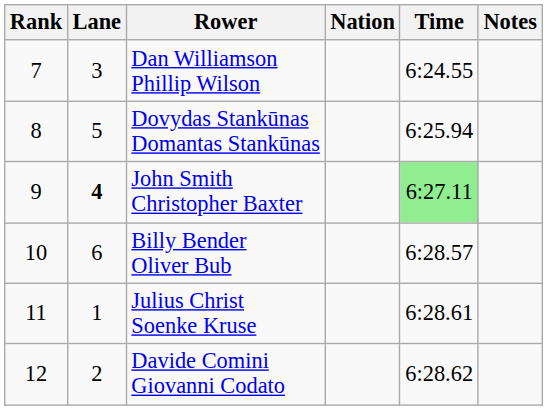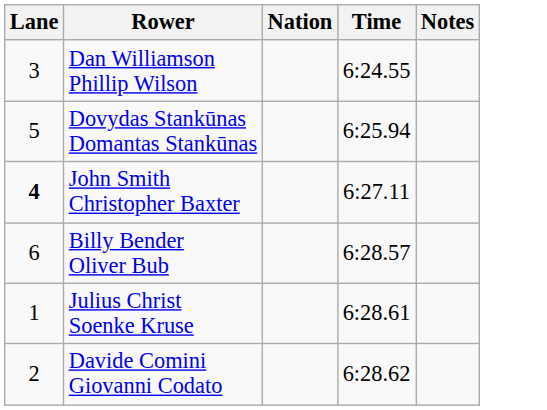- column: (36, 22)
(439, 191) lightgreen background -> (377, 191) no background
